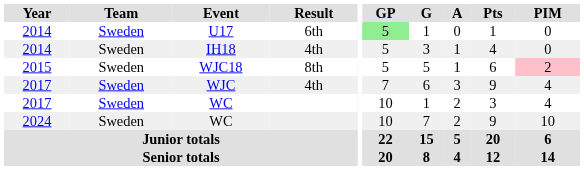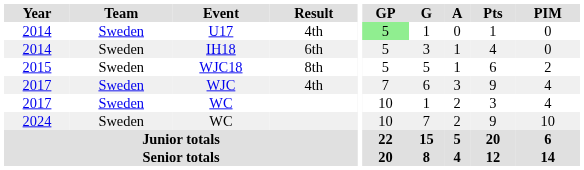(314, 31) 6th -> (314, 31) 4th
(314, 49) 4th -> (314, 49) 6th
(548, 67) pink background -> (548, 67) no background
